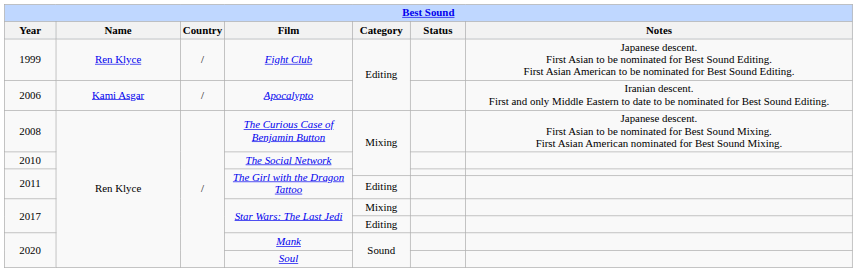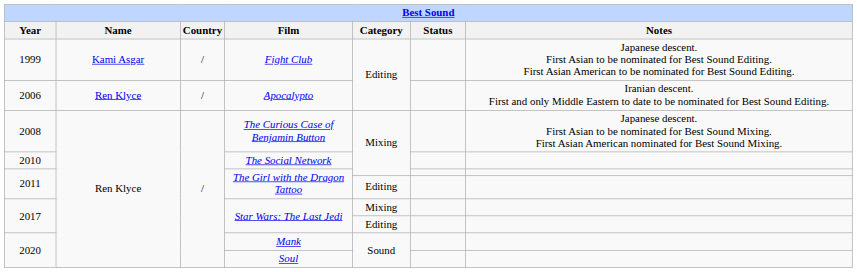(118, 59) Ren Klyce -> (118, 59) Kami Asgar
(118, 95) Kami Asgar -> (118, 95) Ren Klyce
